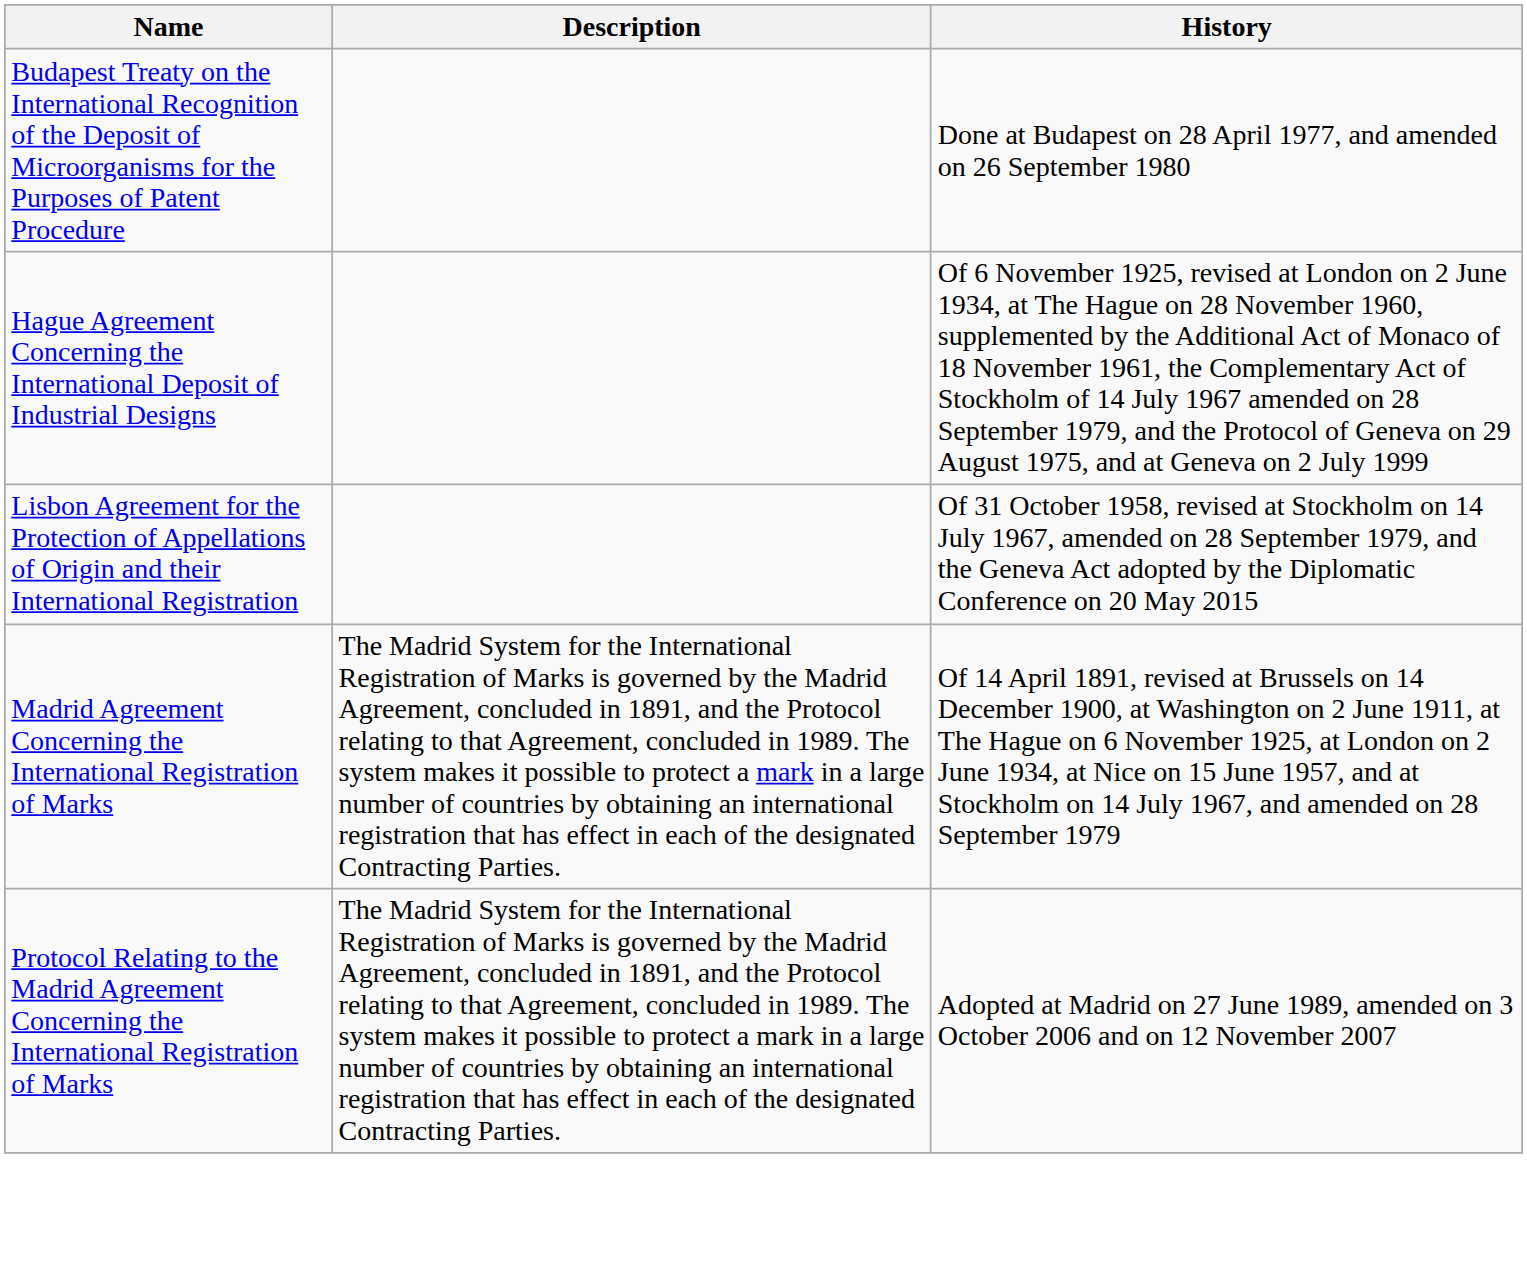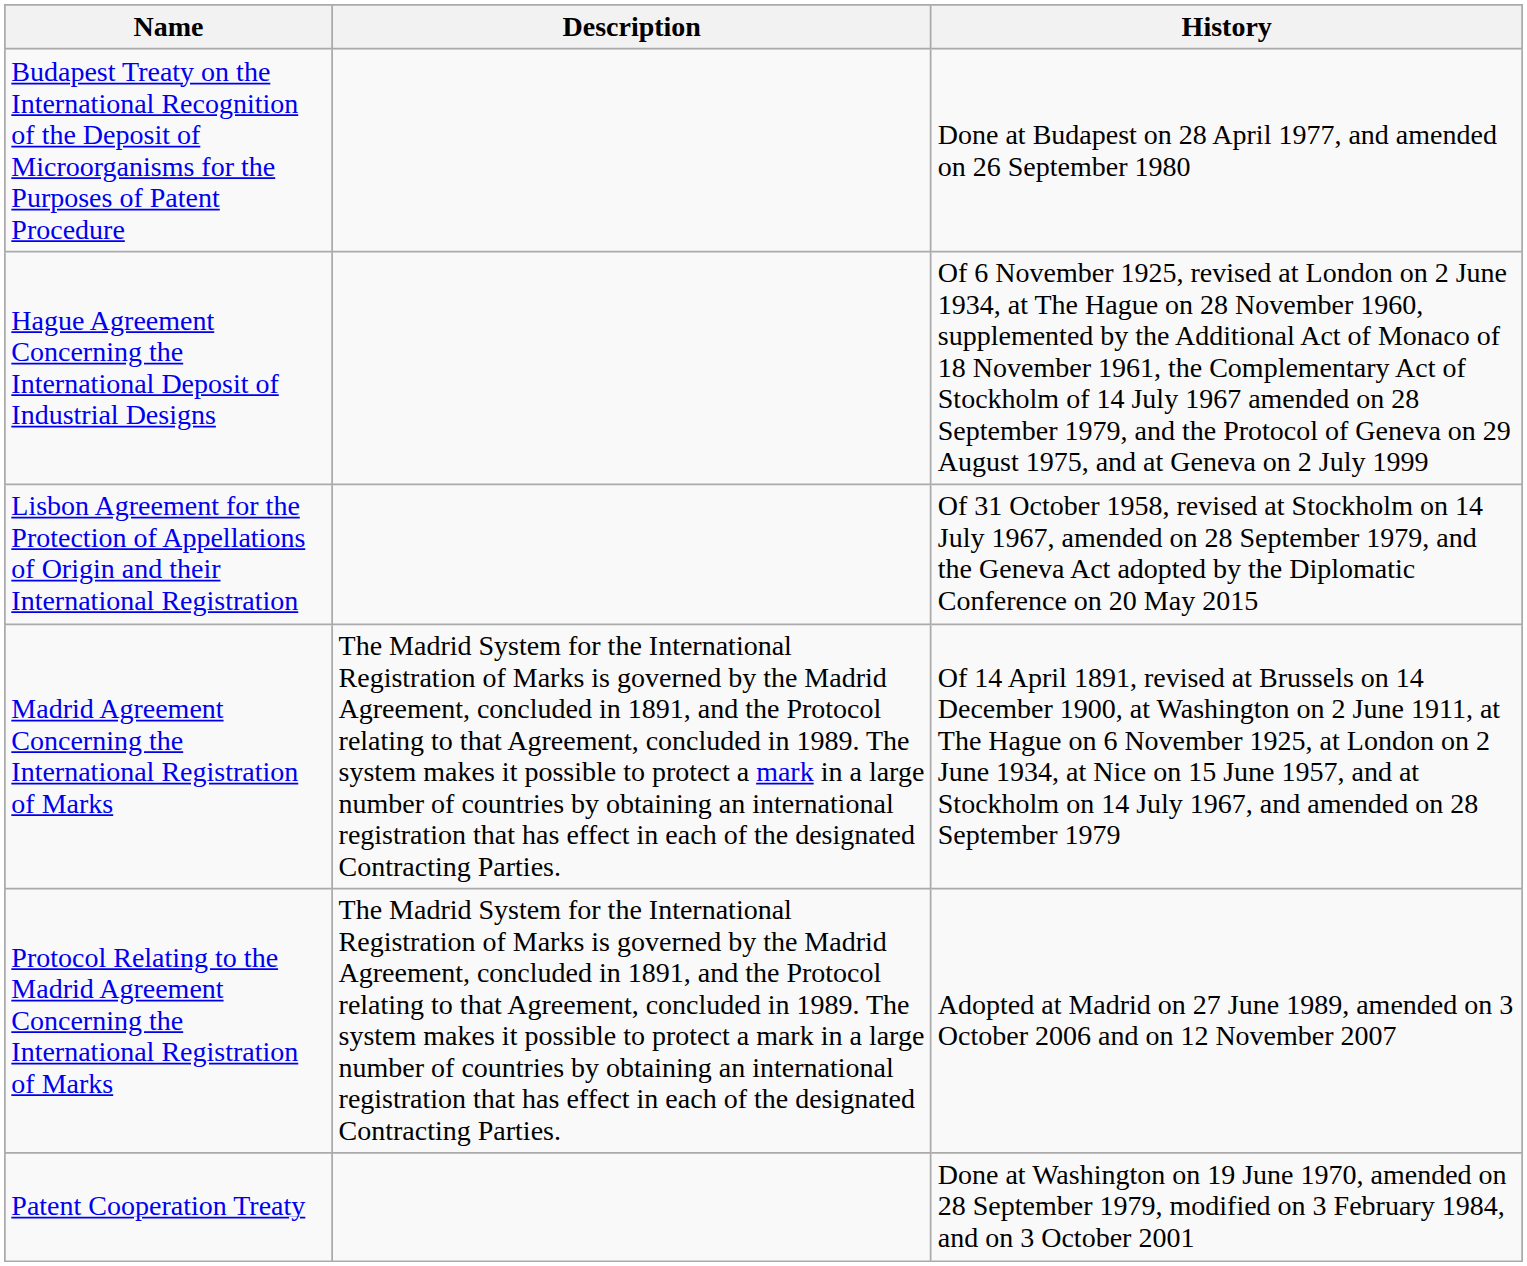+ row: (158, 1206)
